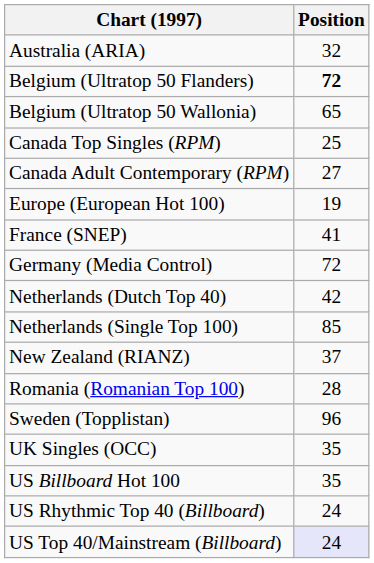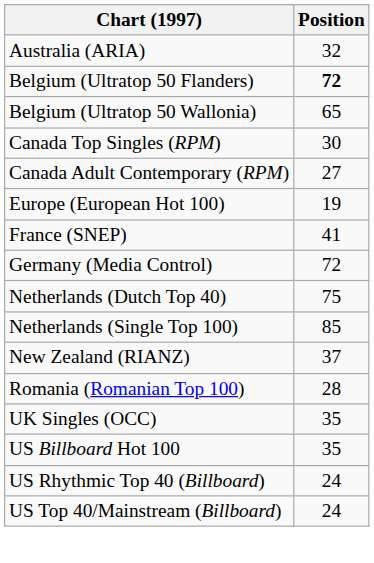(331, 142) 25 -> (331, 142) 30
(331, 296) 42 -> (331, 296) 75
- row: (89, 419)
(331, 541) lavender background -> (331, 511) no background
